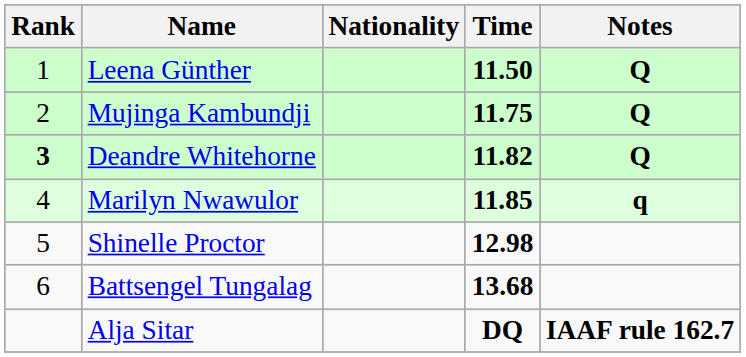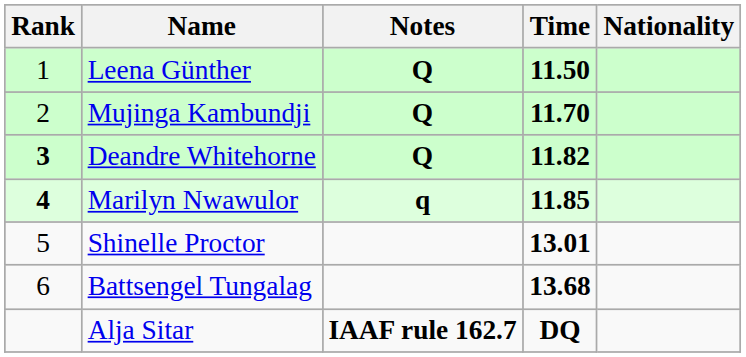columns swapped: (394, 26) <-> (640, 26)
(503, 112) 11.75 -> (560, 112) 11.70
(43, 199) normal -> (43, 199) bold
(503, 243) 12.98 -> (560, 243) 13.01
